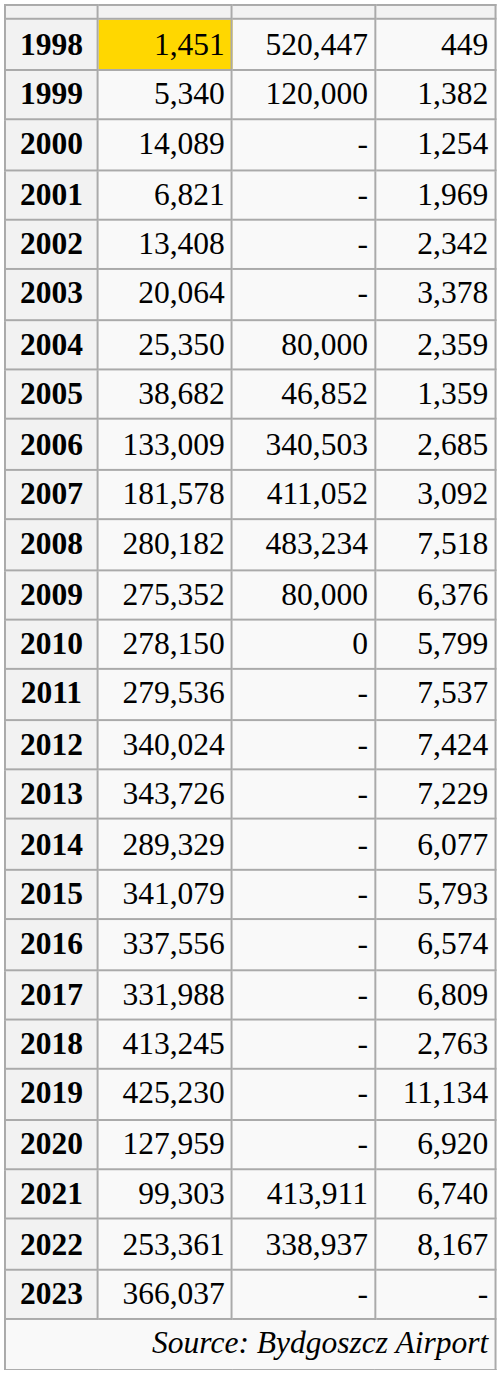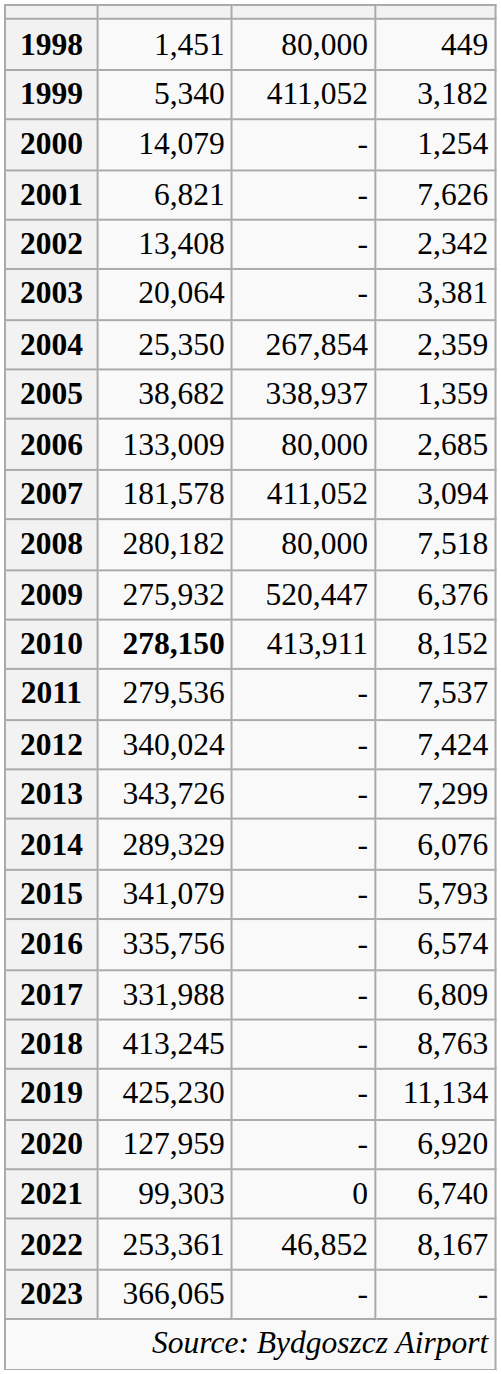(189, 44) gold background -> (189, 44) no background
(317, 44) 520,447 -> (325, 44) 80,000
(317, 94) 120,000 -> (317, 94) 411,052
(453, 94) 1,382 -> (453, 94) 3,182
(181, 144) 14,089 -> (181, 144) 14,079
(453, 193) 1,969 -> (453, 193) 7,626
(453, 293) 3,378 -> (453, 293) 3,381
(325, 343) 80,000 -> (317, 343) 267,854
(325, 393) 46,852 -> (317, 393) 338,937
(317, 443) 340,503 -> (325, 443) 80,000
(453, 493) 3,092 -> (453, 493) 3,094
(317, 543) 483,234 -> (325, 543) 80,000
(174, 593) 275,352 -> (174, 593) 275,932
(325, 593) 80,000 -> (317, 593) 520,447
(174, 643) normal -> (174, 643) bold
(360, 643) 0 -> (317, 643) 413,911
(453, 643) 5,799 -> (453, 643) 8,152
(453, 793) 7,229 -> (453, 793) 7,299
(453, 843) 6,077 -> (453, 843) 6,076
(174, 943) 337,556 -> (174, 943) 335,756
(453, 1043) 2,763 -> (453, 1043) 8,763
(317, 1193) 413,911 -> (360, 1193) 0
(317, 1243) 338,937 -> (325, 1243) 46,852
(174, 1293) 366,037 -> (174, 1293) 366,065
